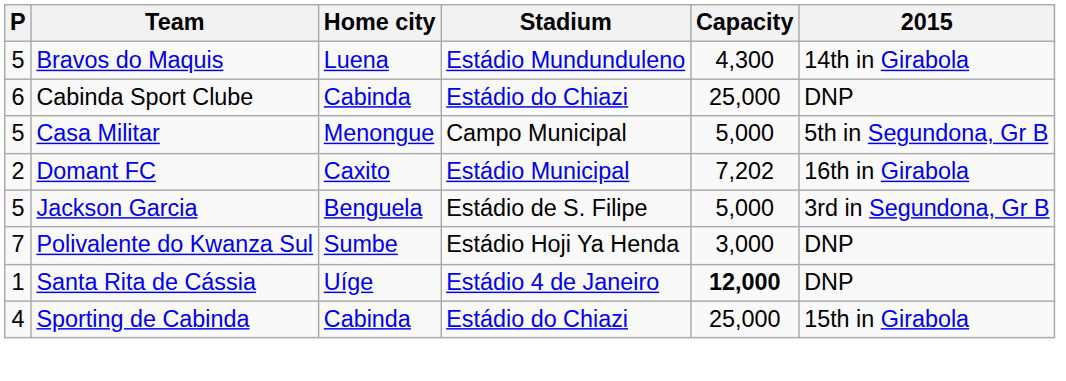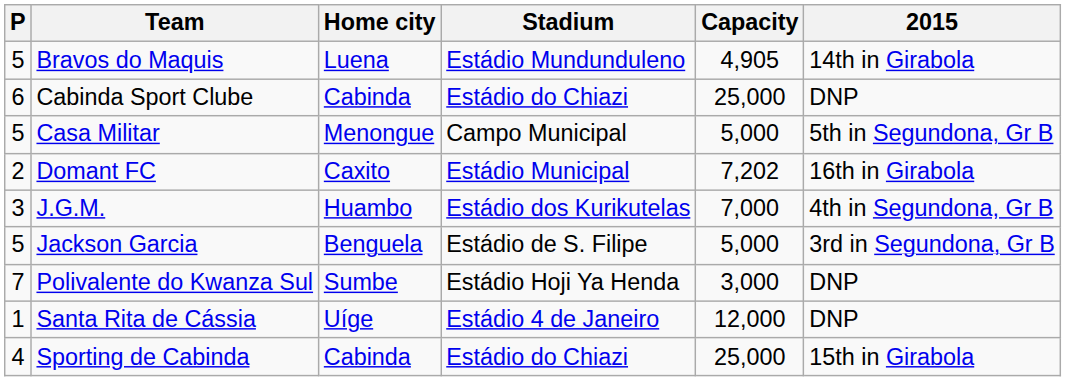(745, 60) 4,300 -> (750, 60) 4,905
+ row: (71, 208)
(745, 282) bold -> (750, 319) normal
